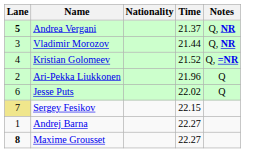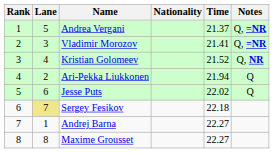+ column: (18, 12)
(18, 28) bold -> (46, 28) normal
(222, 28) Q, NR -> (250, 28) Q, =NR
(190, 44) 21.44 -> (218, 44) 21.41
(222, 44) Q, NR -> (250, 44) Q, =NR
(222, 60) Q, =NR -> (250, 60) Q, NR
(190, 76) 21.96 -> (218, 76) 21.94
(190, 108) 22.15 -> (218, 108) 22.18
(18, 140) bold -> (46, 140) normal
